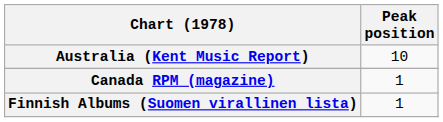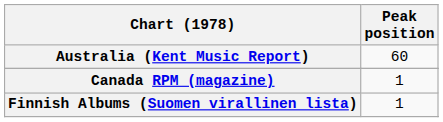(399, 57) 10 -> (399, 57) 60
